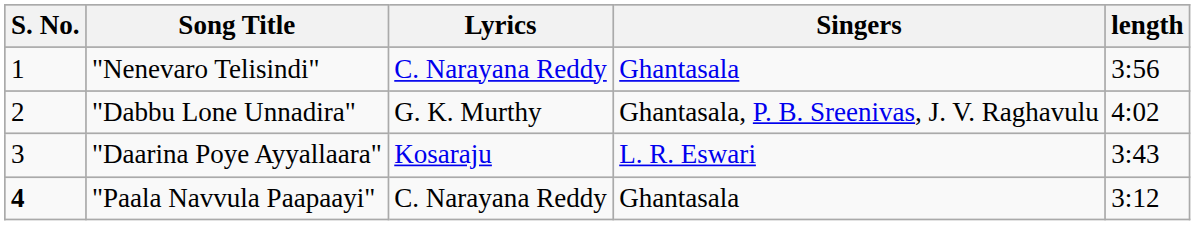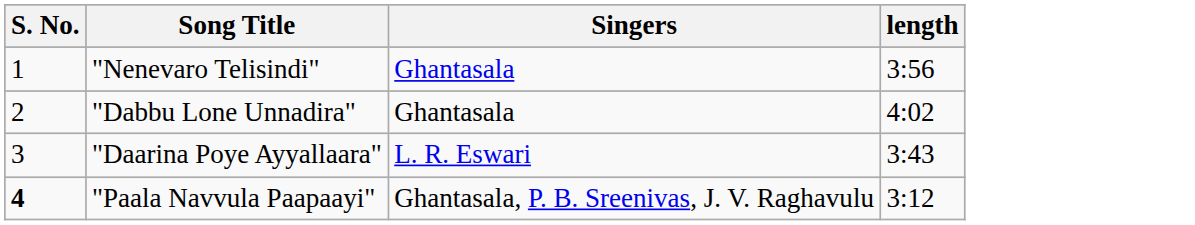- column: (501, 25)
(859, 111) Ghantasala, P. B. Sreenivas, J. V. Raghavulu -> (454, 111) Ghantasala
(679, 197) Ghantasala -> (634, 197) Ghantasala, P. B. Sreenivas, J. V. Raghavulu
